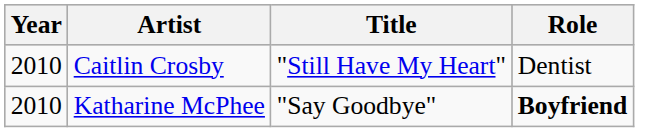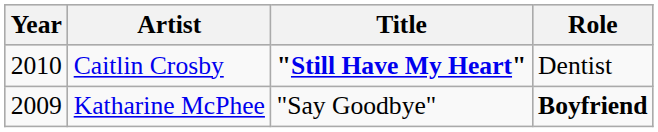(391, 65) normal -> (402, 65) bold
(36, 106) 2010 -> (36, 106) 2009
